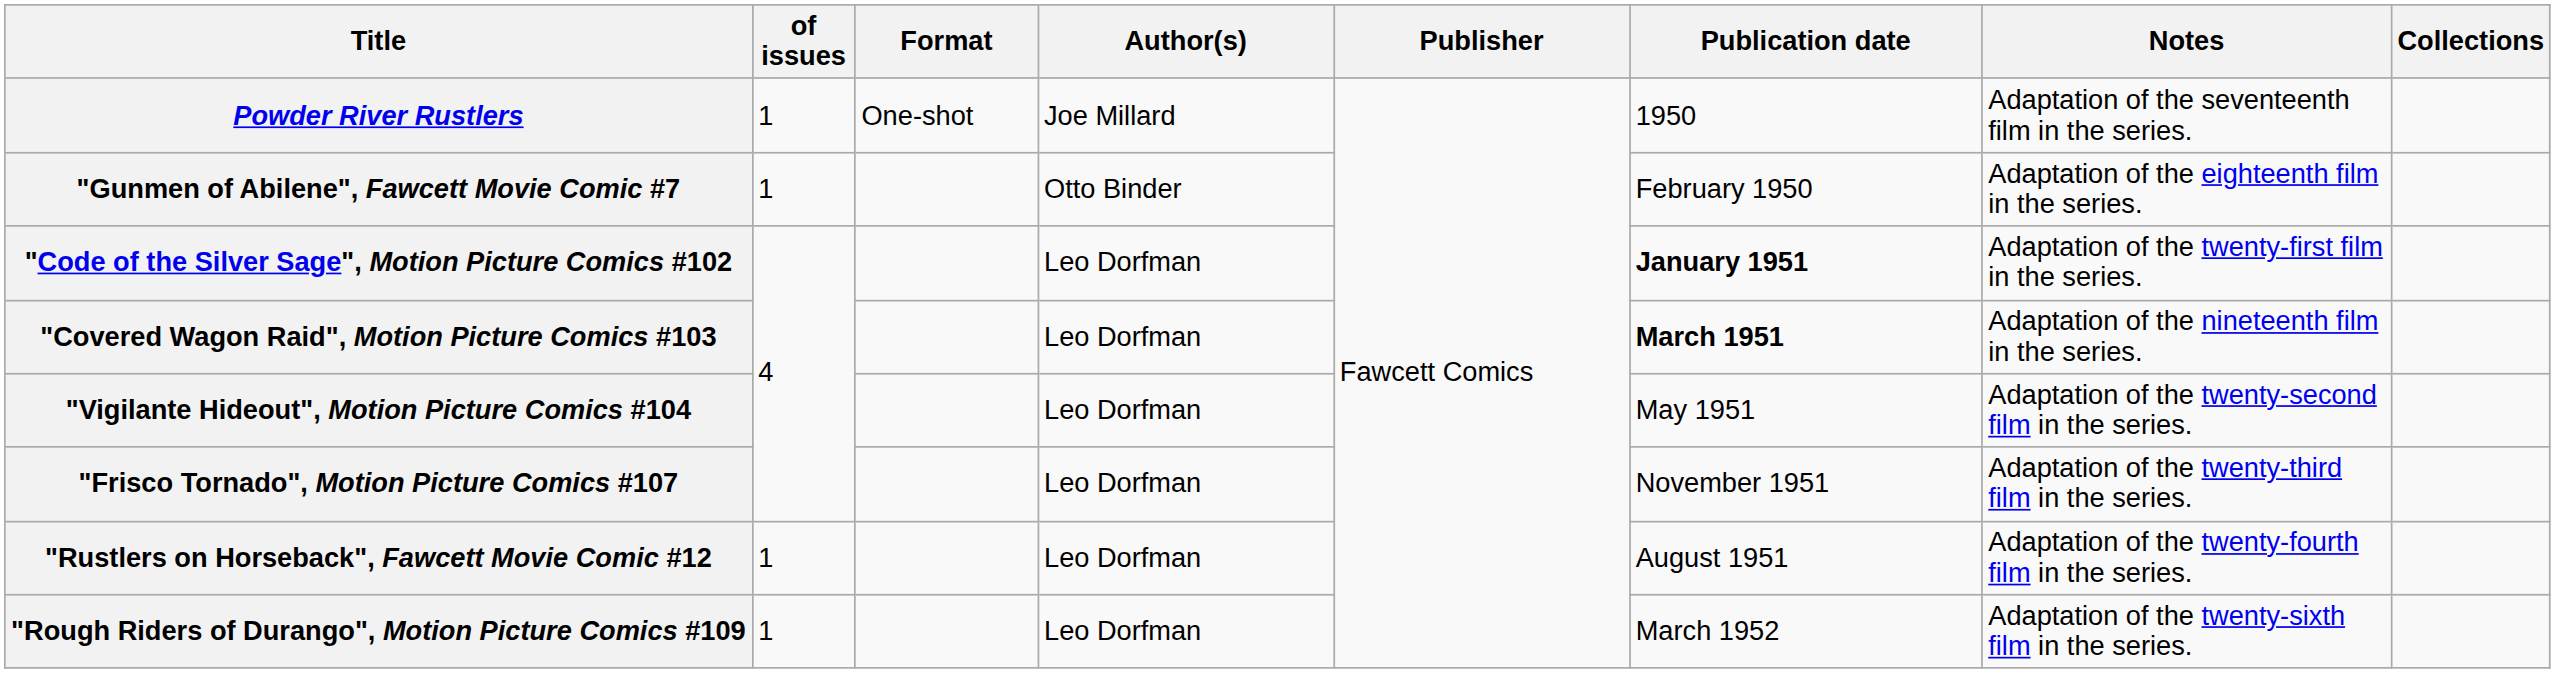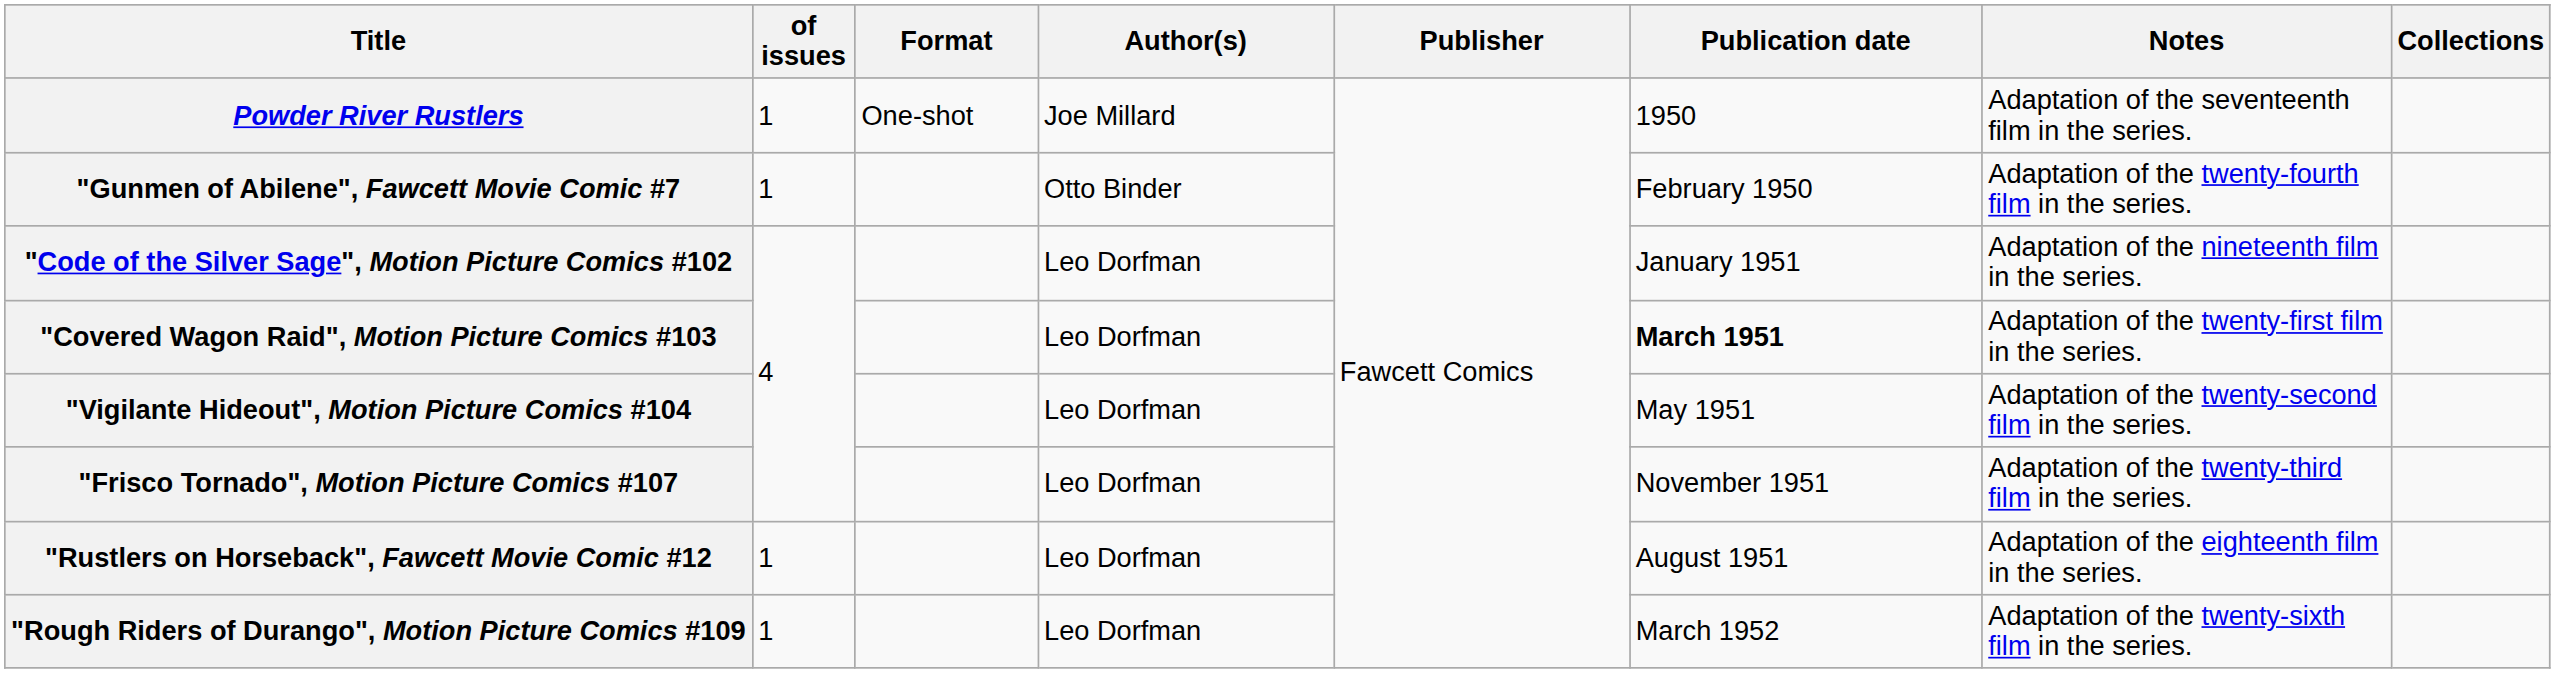(2183, 188) Adaptation of the eighteenth film in the series. -> (2173, 188) Adaptation of the twenty-fourth film in the series.
(1722, 262) bold -> (1718, 262) normal
(2186, 262) Adaptation of the twenty-first film in the series. -> (2183, 262) Adaptation of the nineteenth film in the series.
(2183, 336) Adaptation of the nineteenth film in the series. -> (2186, 336) Adaptation of the twenty-first film in the series.
(2173, 557) Adaptation of the twenty-fourth film in the series. -> (2183, 557) Adaptation of the eighteenth film in the series.
